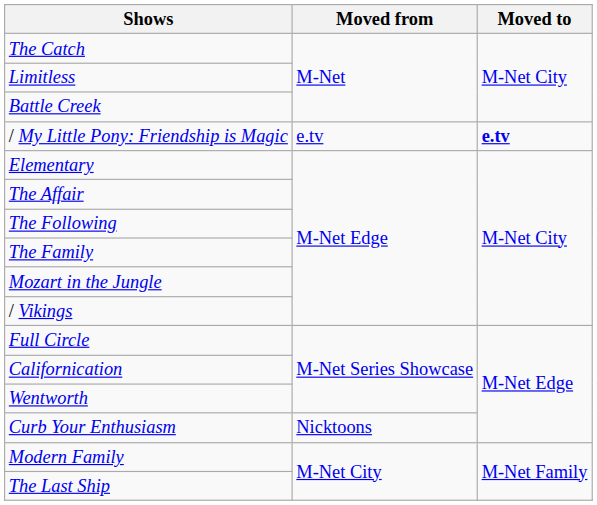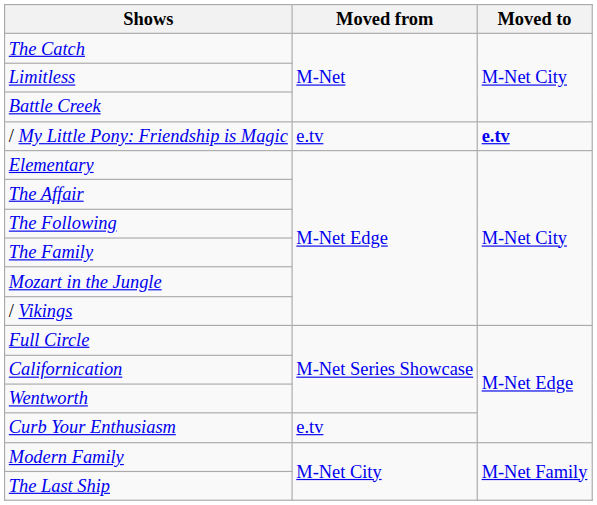(334, 427) Nicktoons -> (310, 427) e.tv
